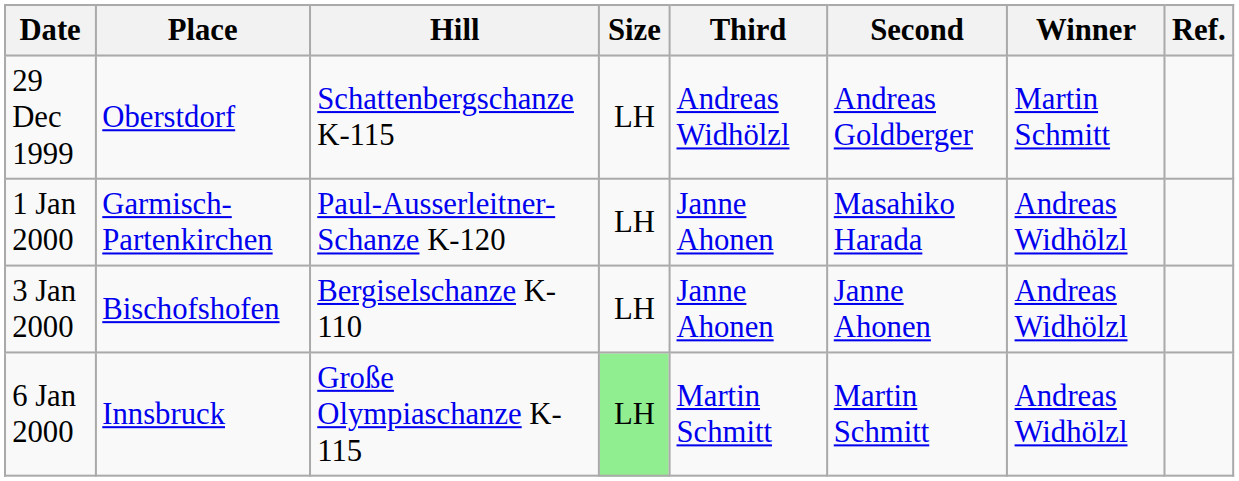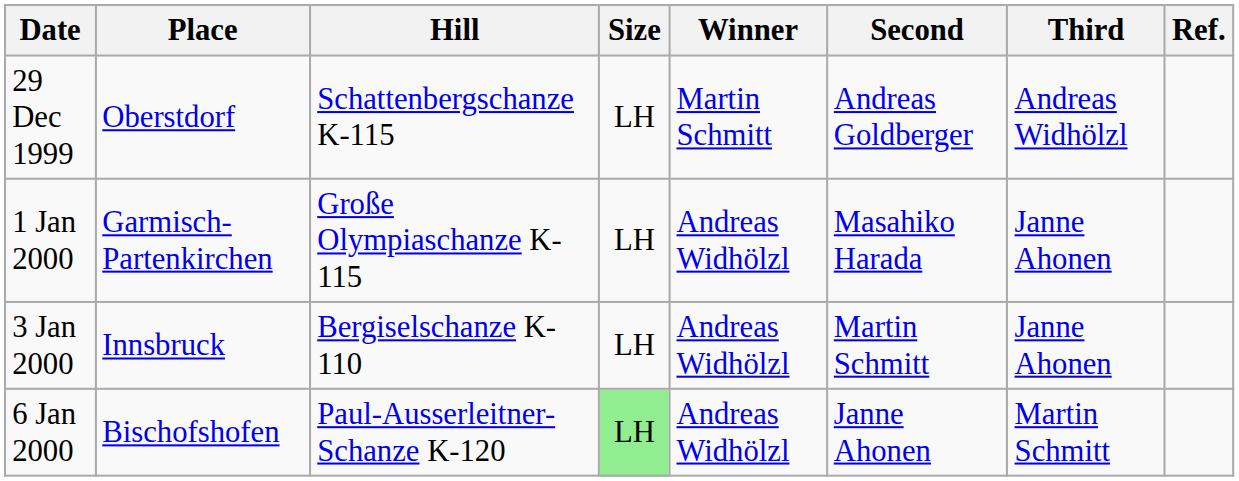columns swapped: (1086, 30) <-> (748, 30)
(436, 222) Paul-Ausserleitner-Schanze K-120 -> (439, 240) Große Olympiaschanze K-115
(191, 309) Bischofshofen -> (164, 345) Innsbruck
(882, 309) Janne Ahonen -> (882, 345) Martin Schmitt
(164, 414) Innsbruck -> (191, 432) Bischofshofen
(439, 414) Große Olympiaschanze K-115 -> (436, 432) Paul-Ausserleitner-Schanze K-120
(882, 414) Martin Schmitt -> (882, 432) Janne Ahonen
